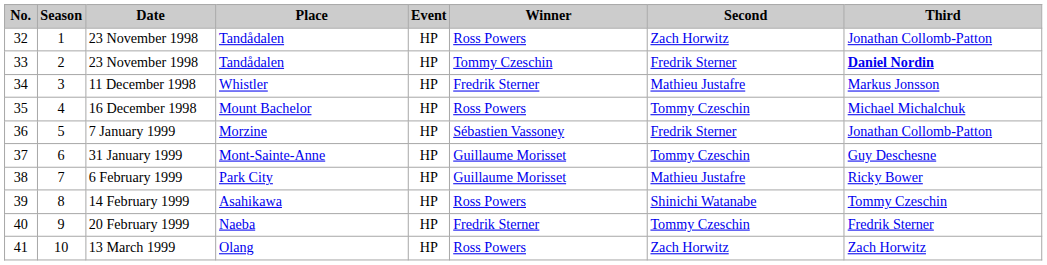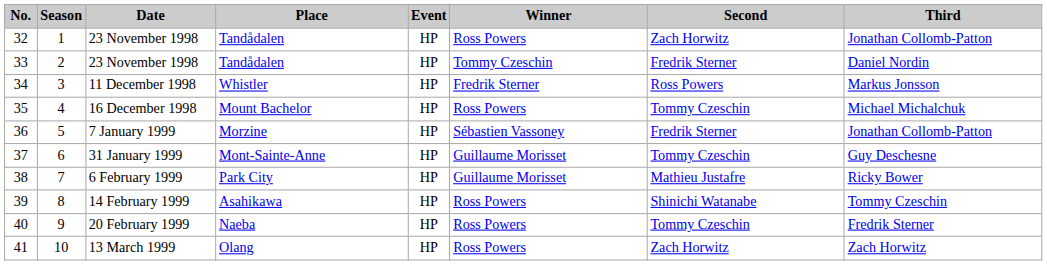(891, 62) bold -> (888, 62) normal
(698, 85) Mathieu Justafre -> (687, 85) Ross Powers
(496, 224) Fredrik Sterner -> (490, 224) Ross Powers
